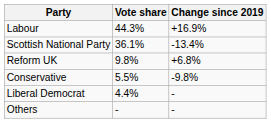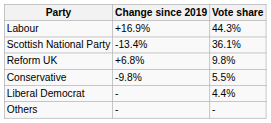columns swapped: (141, 12) <-> (217, 12)
